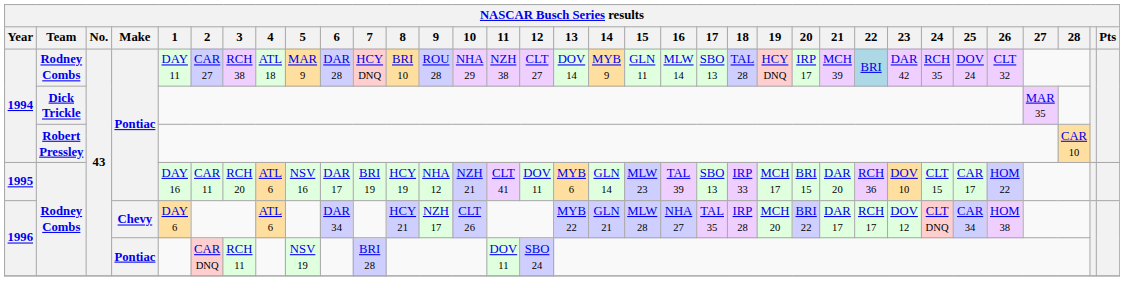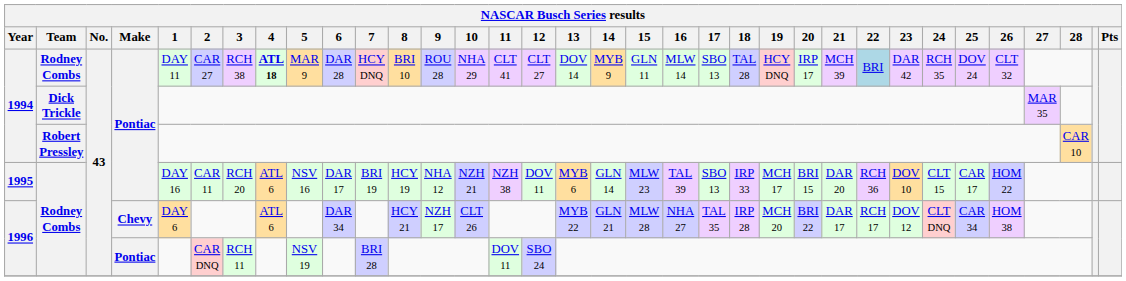(270, 66) normal -> (271, 67) bold
(503, 66) NZH 38 -> (505, 66) CLT 41
(503, 180) CLT 41 -> (505, 180) NZH 38
